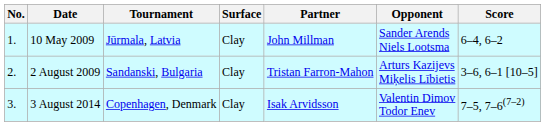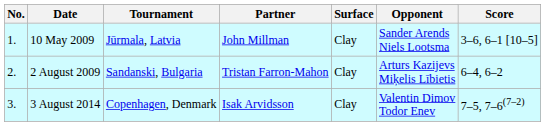columns swapped: (242, 14) <-> (320, 14)
(482, 39) 6–4, 6–2 -> (499, 39) 3–6, 6–1 [10–5]
(499, 72) 3–6, 6–1 [10–5] -> (482, 72) 6–4, 6–2
